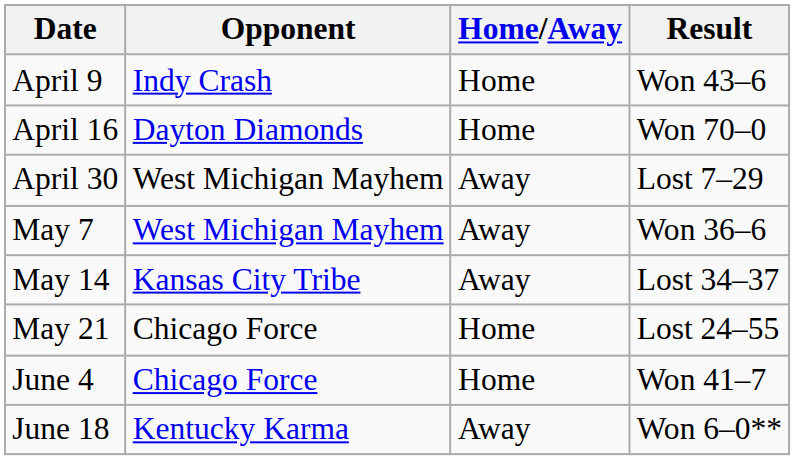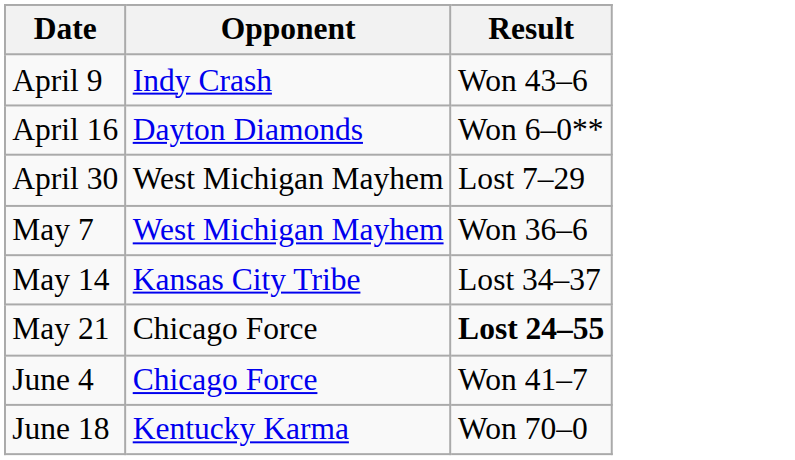- column: (540, 29)
(701, 129) Won 70–0 -> (531, 129) Won 6–0**
(708, 329) normal -> (531, 329) bold
(709, 429) Won 6–0** -> (523, 429) Won 70–0
